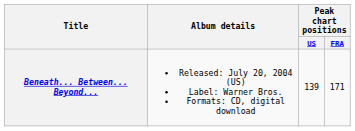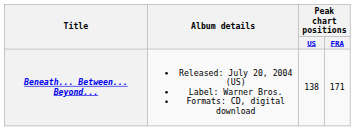(312, 87) 139 -> (312, 87) 138
